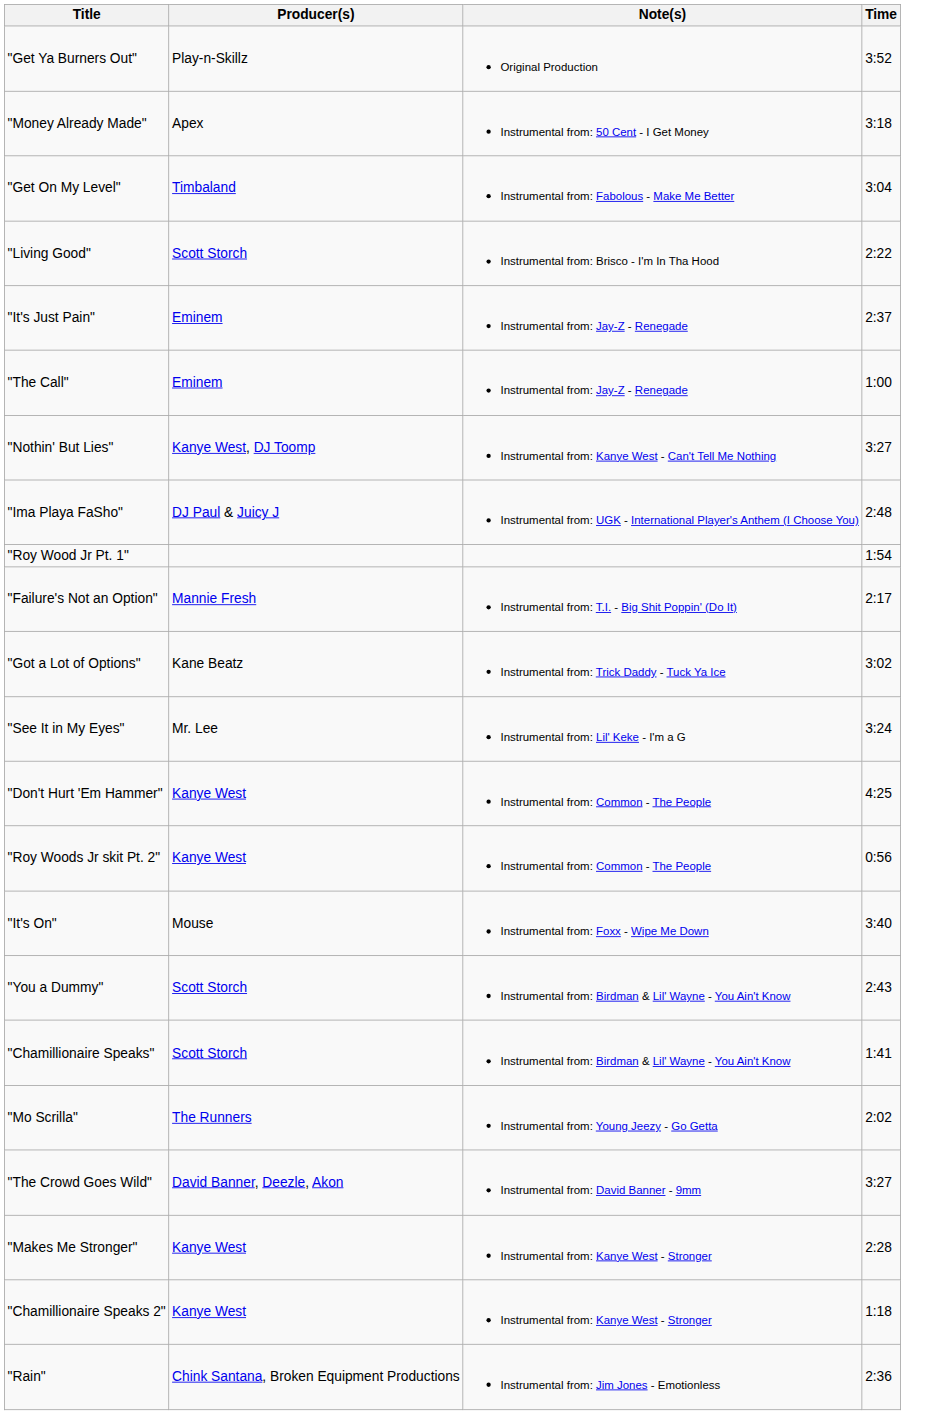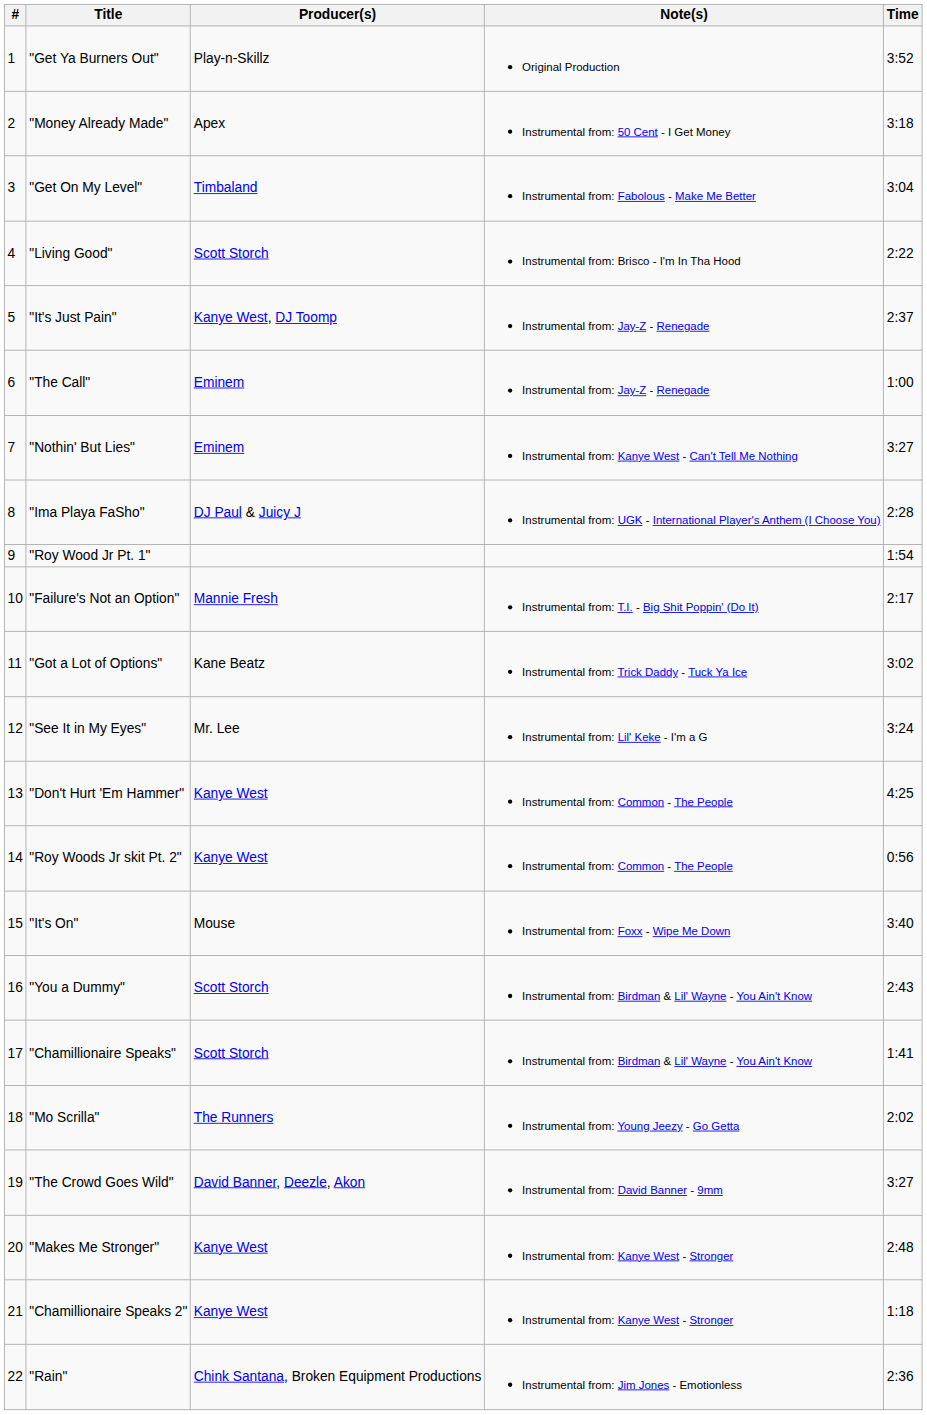+ column: (15, 15)
(197, 318) Eminem -> (265, 318) Kanye West, DJ Toomp
(244, 447) Kanye West, DJ Toomp -> (219, 447) Eminem
(879, 512) 2:48 -> (900, 512) 2:28
(879, 1247) 2:28 -> (900, 1247) 2:48
